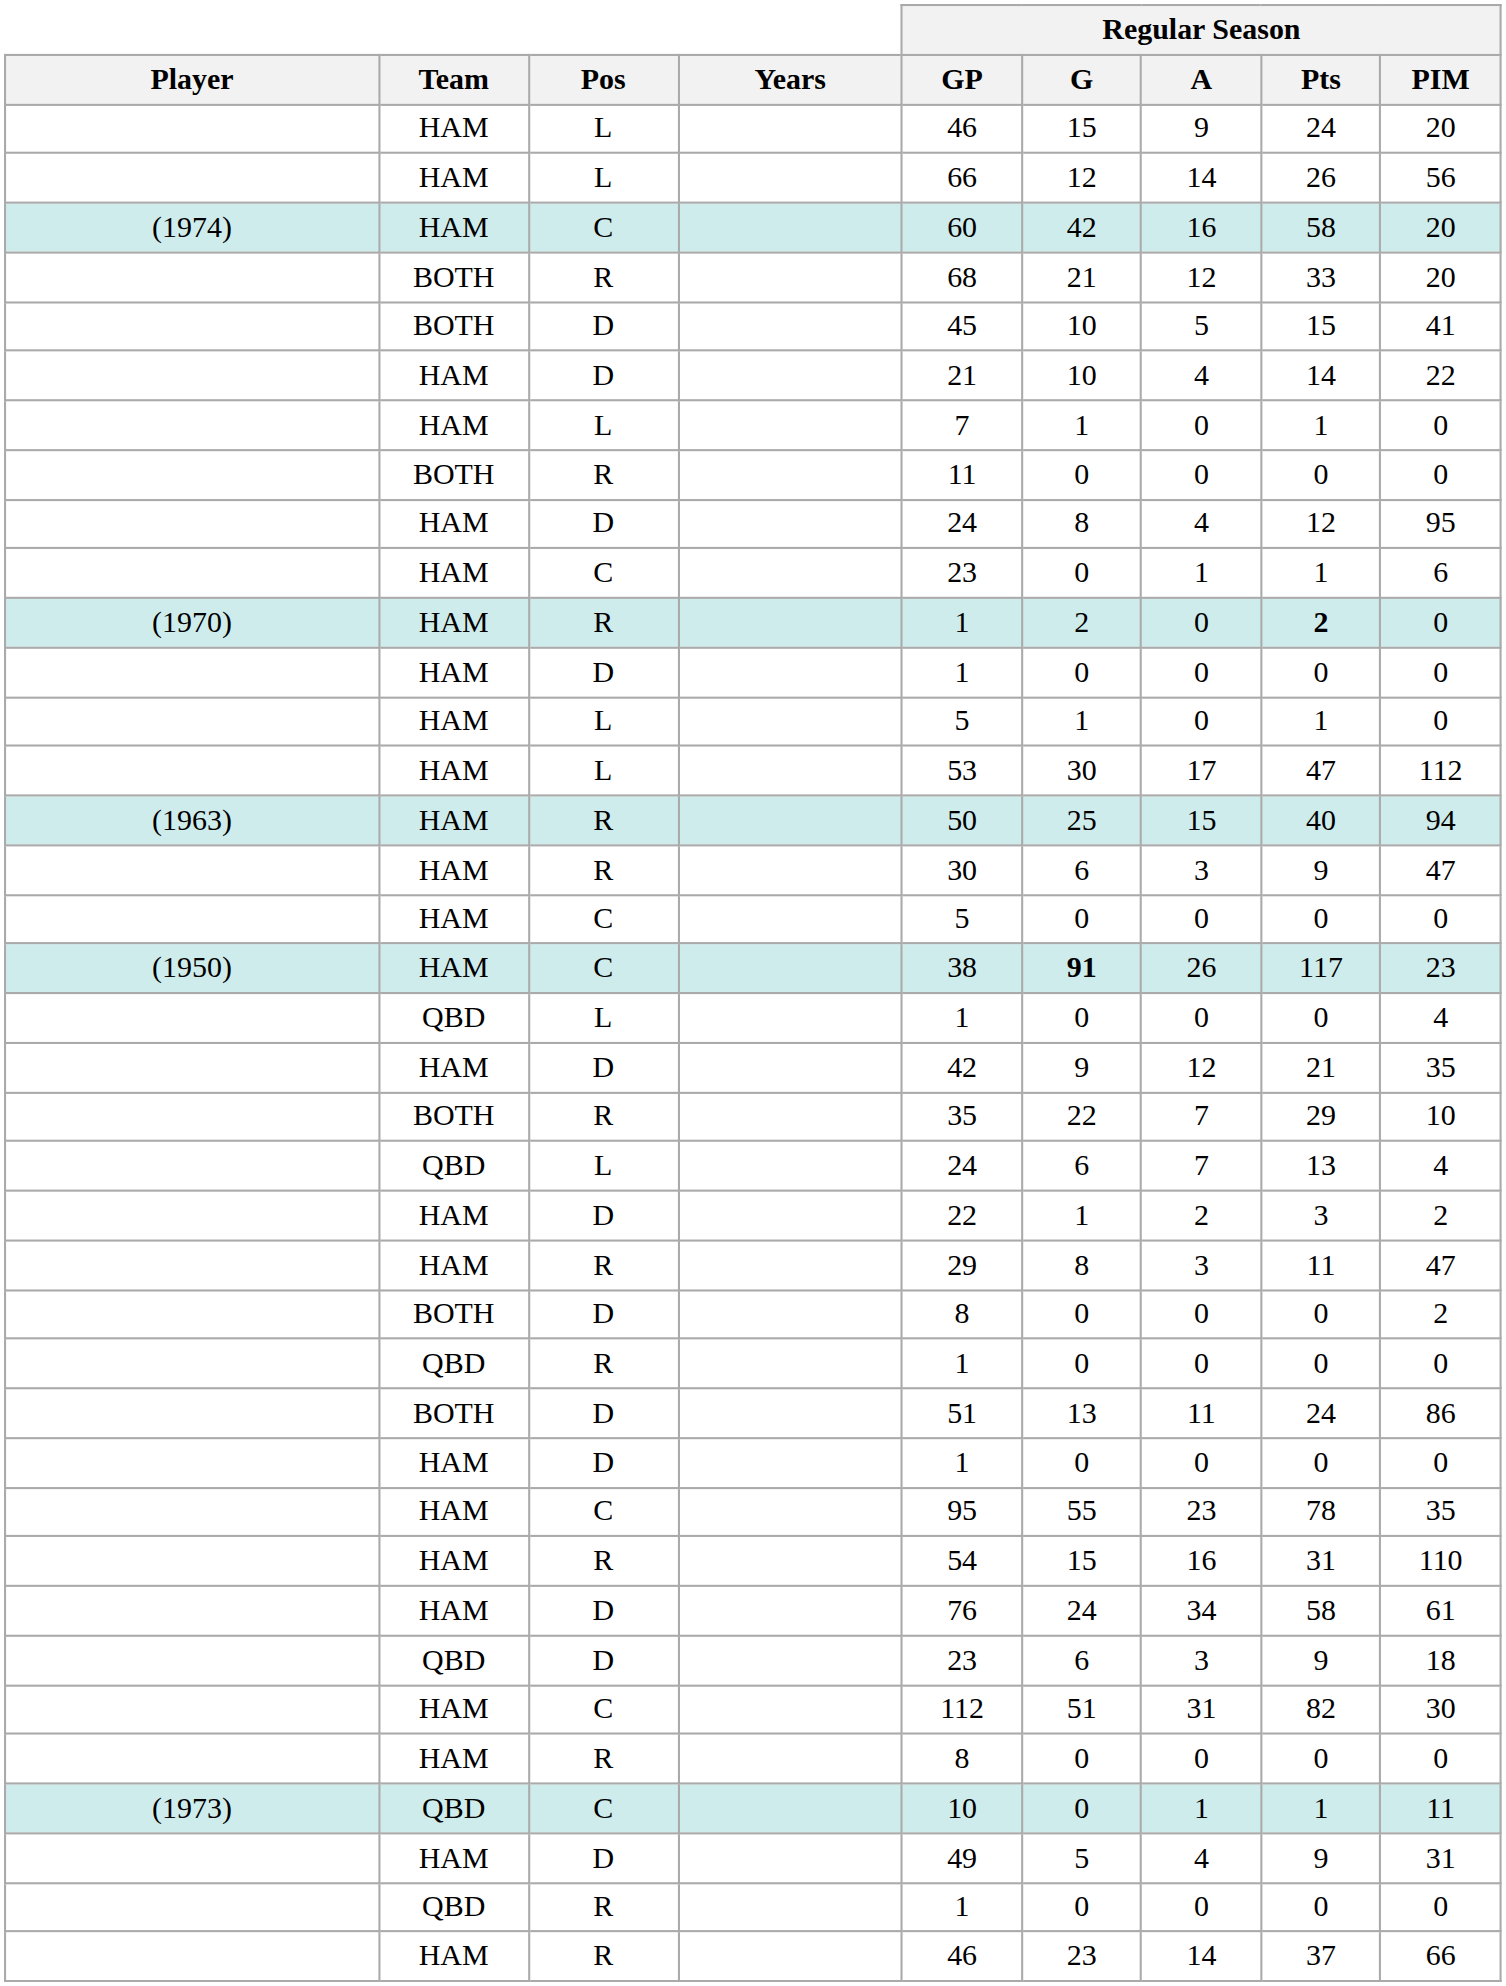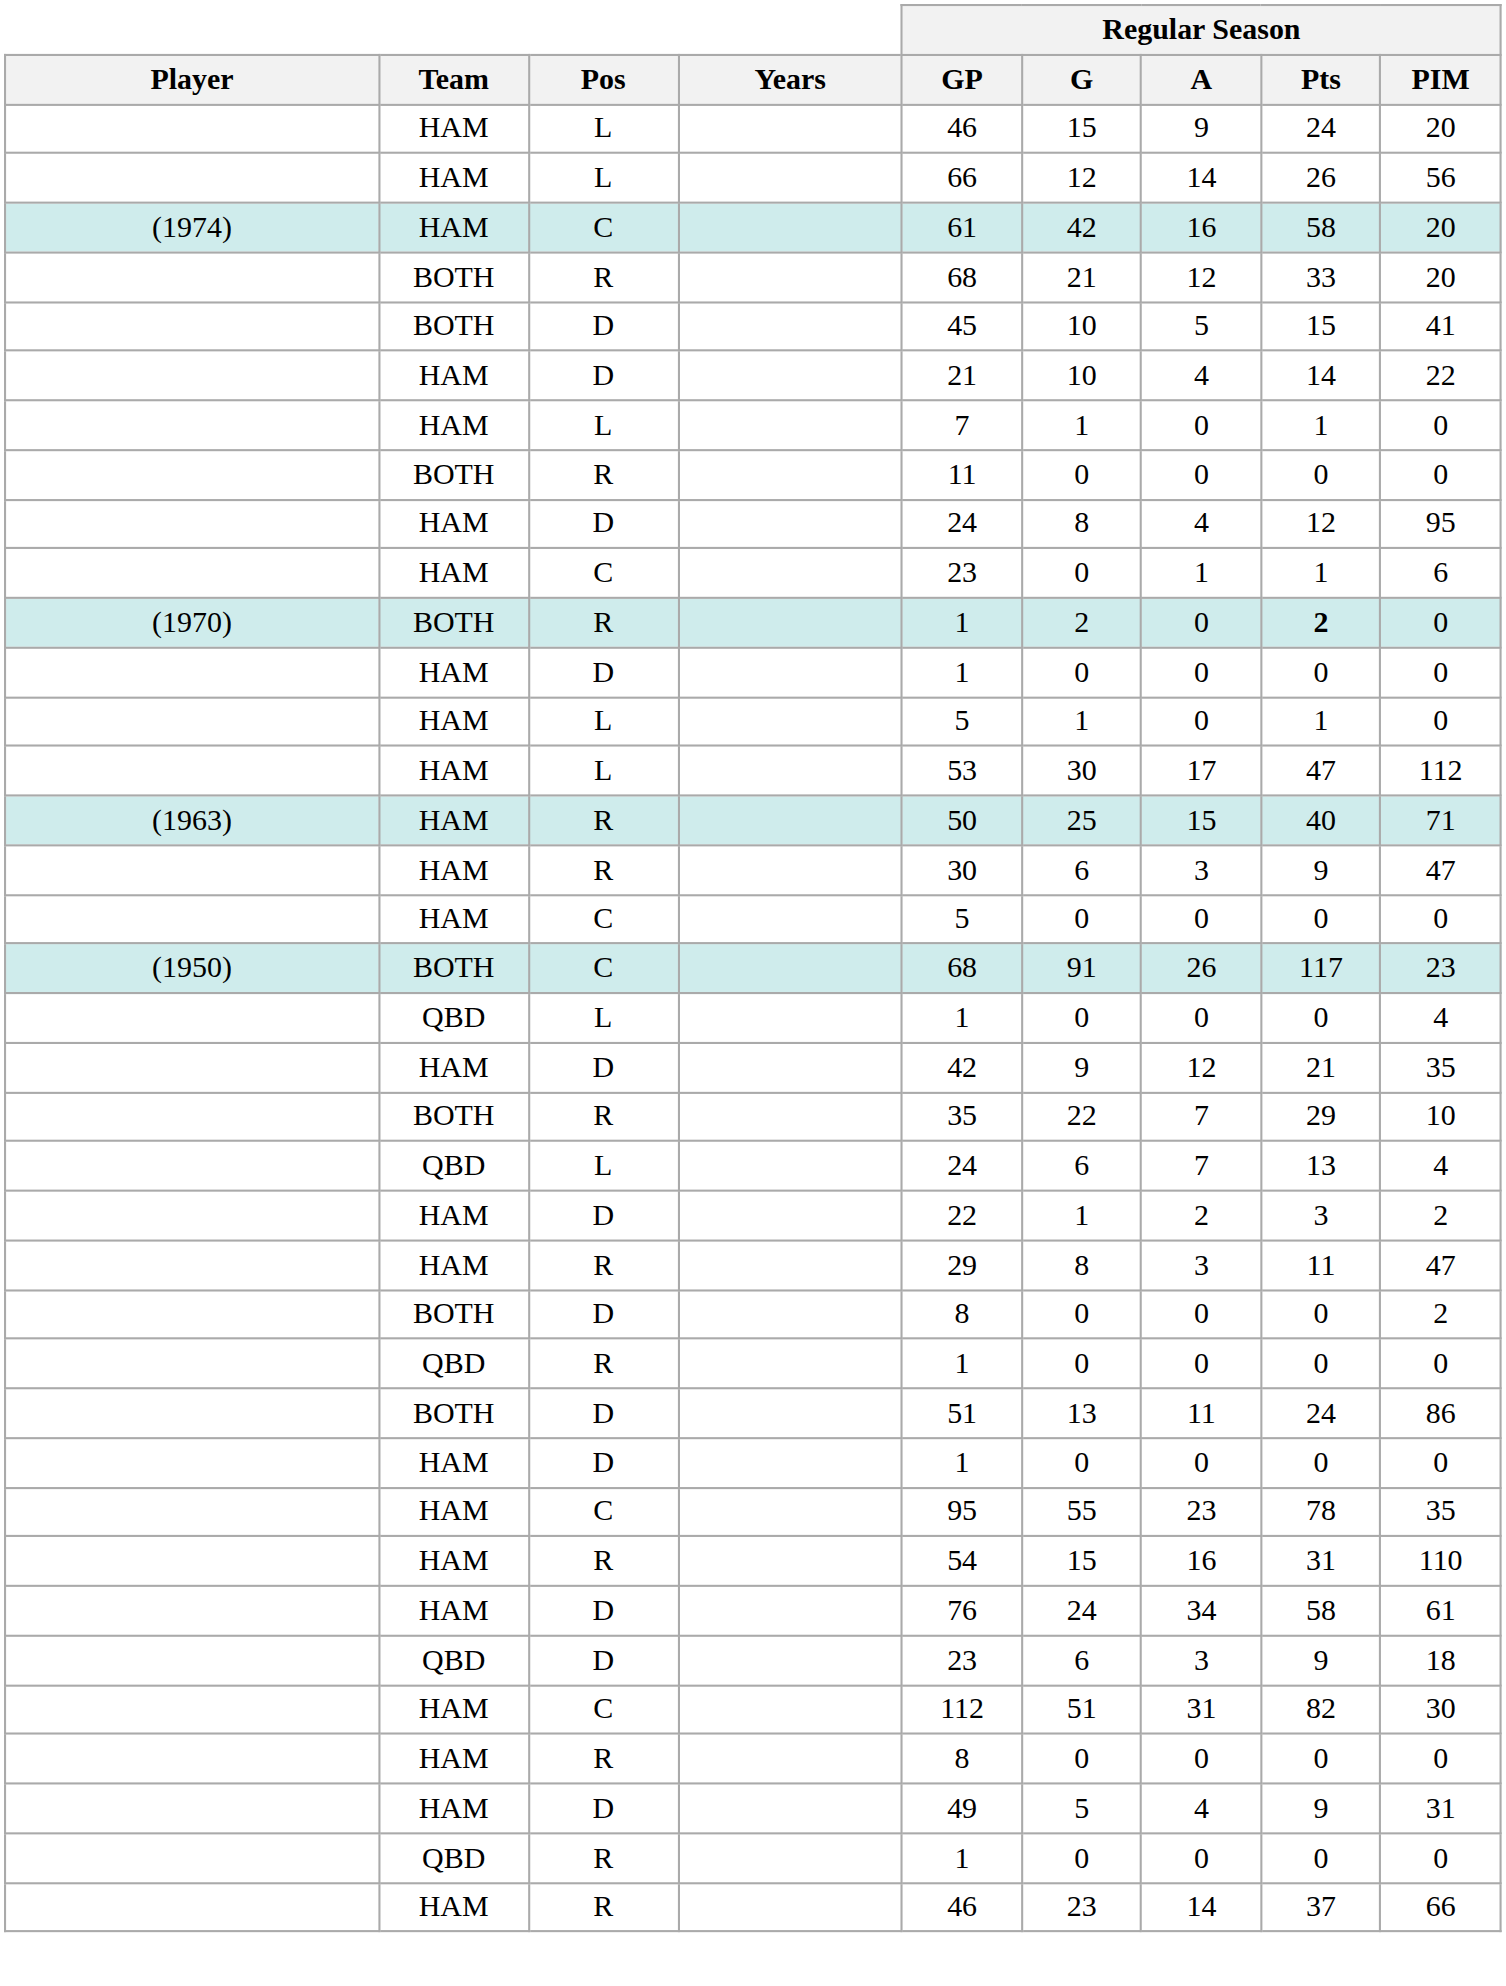(962, 227) 60 -> (962, 227) 61
(454, 622) HAM -> (454, 622) BOTH
(1441, 819) 94 -> (1441, 819) 71
(454, 968) HAM -> (454, 968) BOTH
(962, 968) 38 -> (962, 968) 68
(1082, 968) bold -> (1082, 968) normal
- row: (192, 1807)
